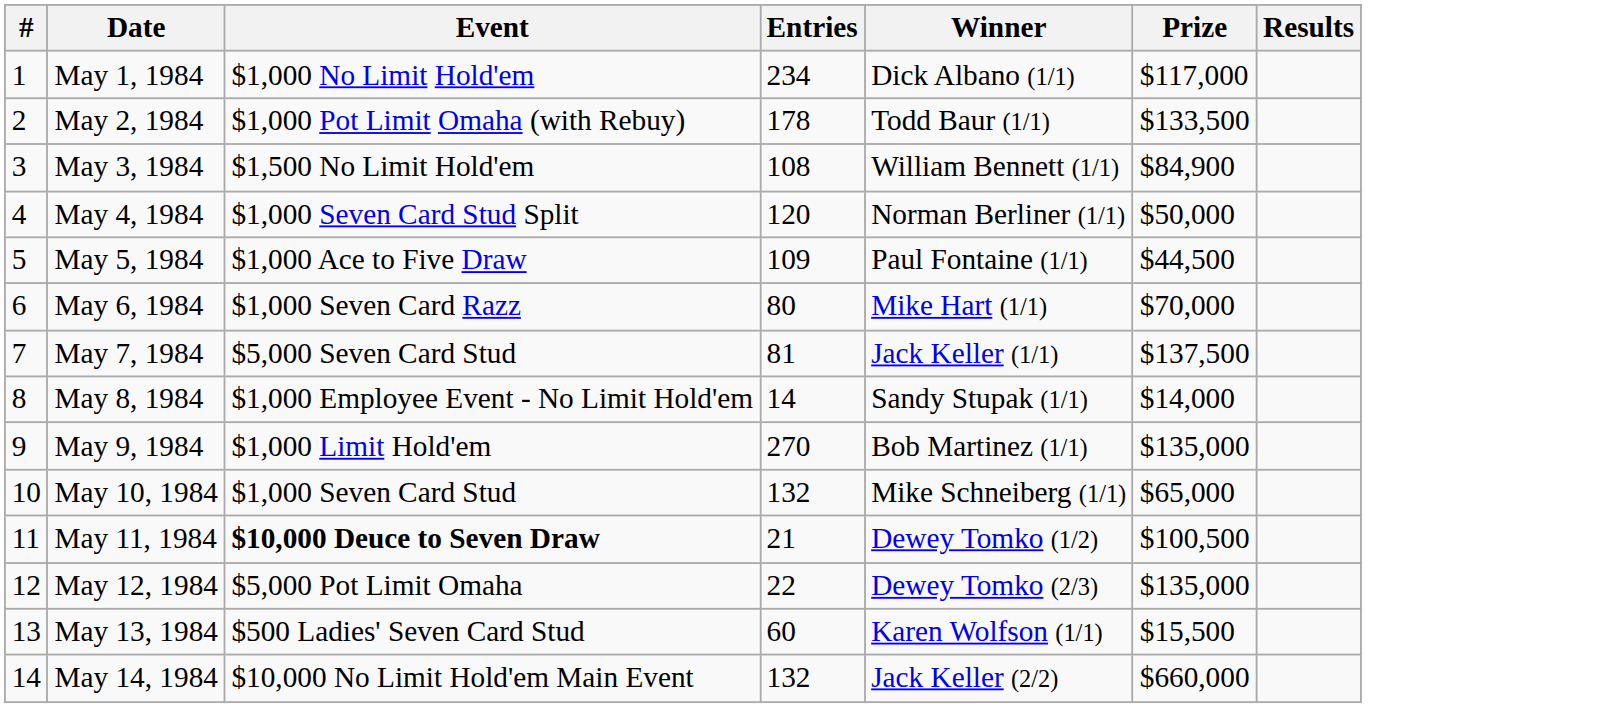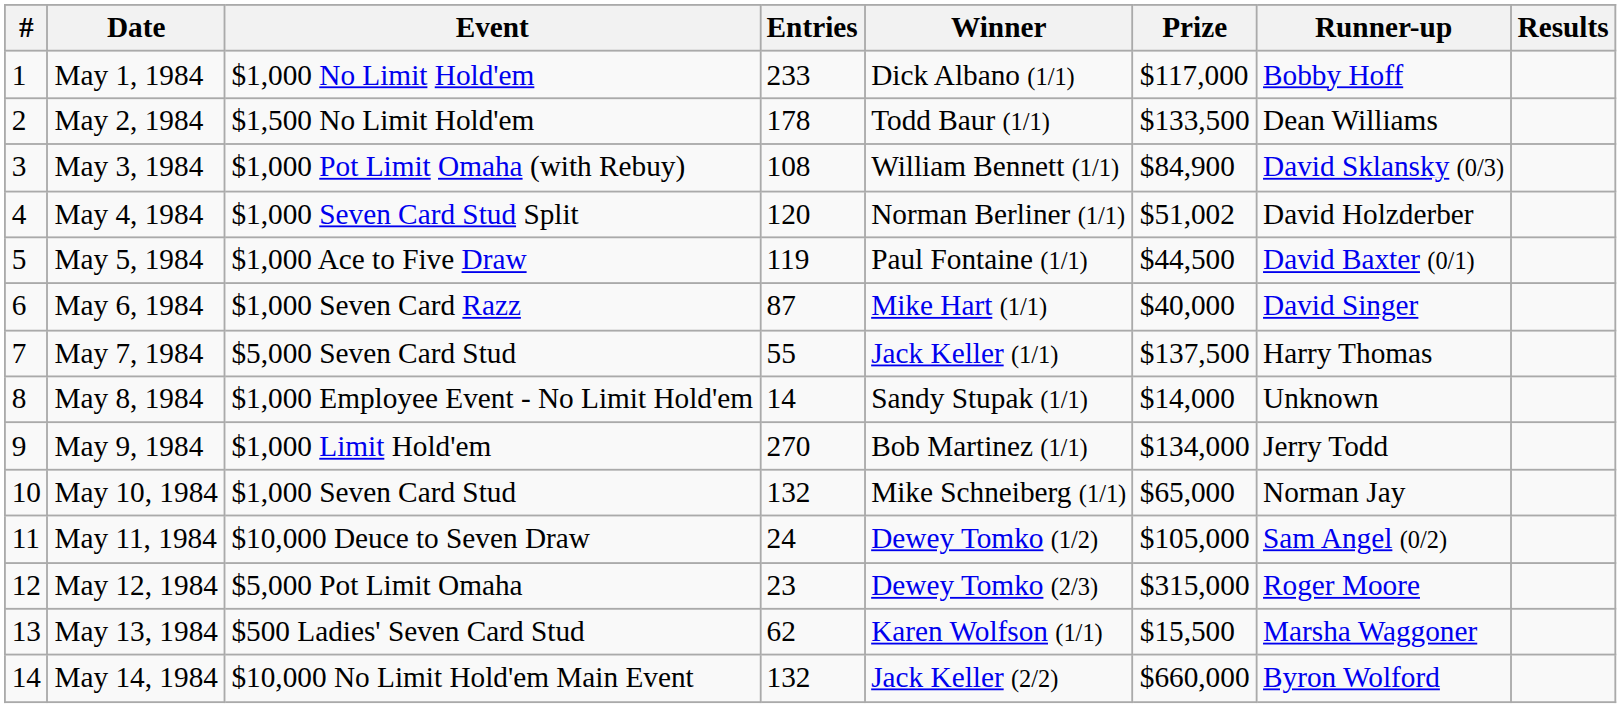+ column: (1384, 27)
(789, 74) 234 -> (789, 74) 233
(458, 120) $1,000 Pot Limit Omaha (with Rebuy) -> (383, 120) $1,500 No Limit Hold'em
(383, 167) $1,500 No Limit Hold'em -> (458, 167) $1,000 Pot Limit Omaha (with Rebuy)
(1187, 213) $50,000 -> (1187, 213) $51,002
(789, 259) 109 -> (788, 259) 119
(781, 306) 80 -> (781, 306) 87
(1187, 306) $70,000 -> (1187, 306) $40,000
(781, 352) 81 -> (781, 352) 55
(1195, 445) $135,000 -> (1195, 445) $134,000
(416, 538) bold -> (411, 538) normal
(781, 538) 21 -> (781, 538) 24
(1195, 538) $100,500 -> (1195, 538) $105,000
(781, 584) 22 -> (781, 584) 23
(1195, 584) $135,000 -> (1195, 584) $315,000
(781, 631) 60 -> (781, 631) 62
